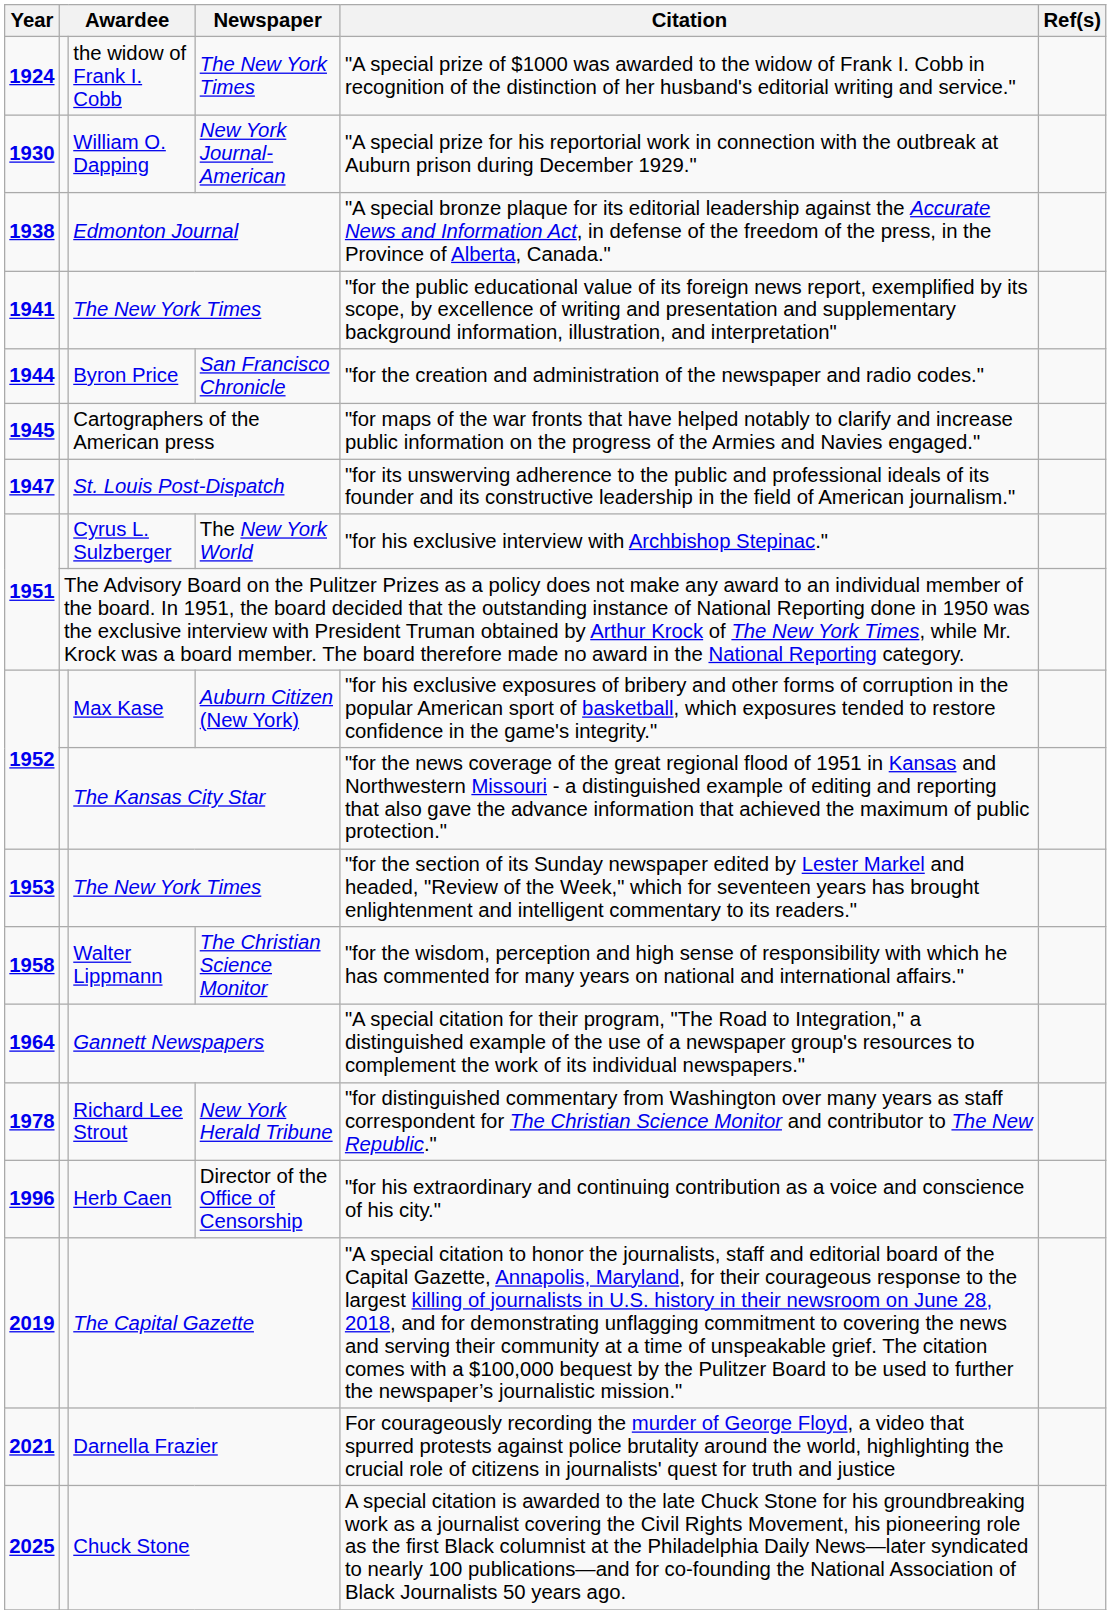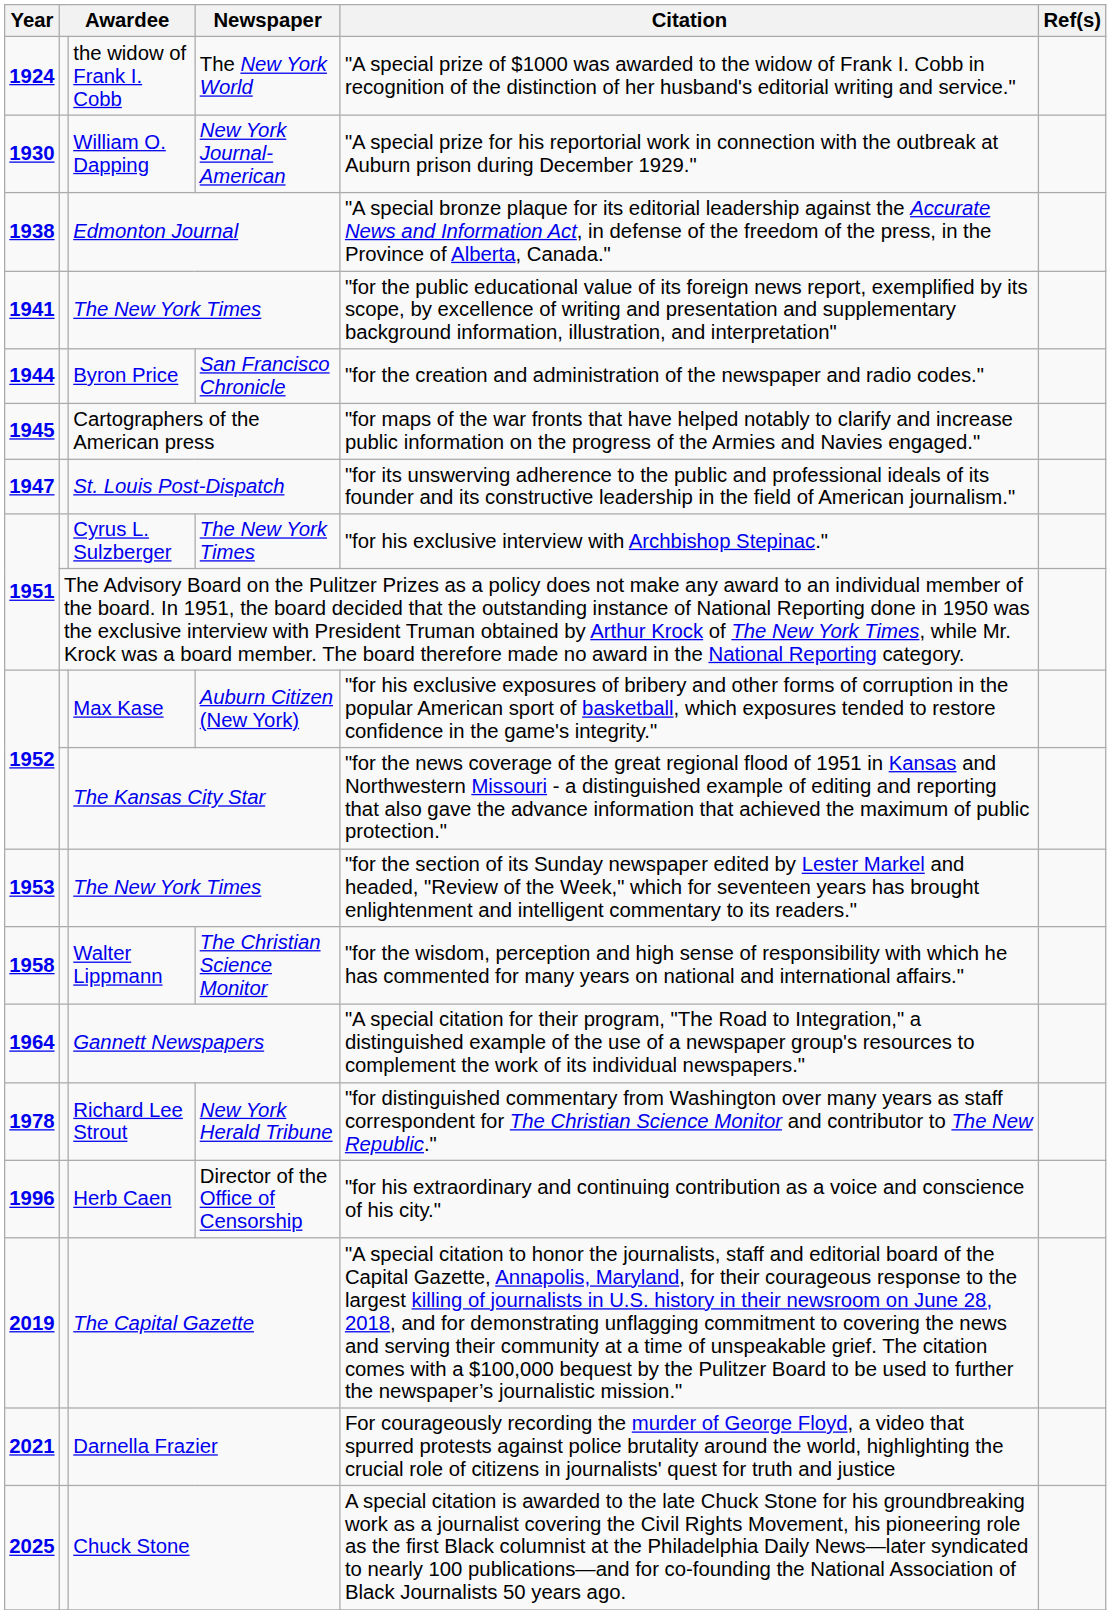(263, 75) The New York Times -> (263, 75) The New York World
(263, 541) The New York World -> (263, 541) The New York Times
